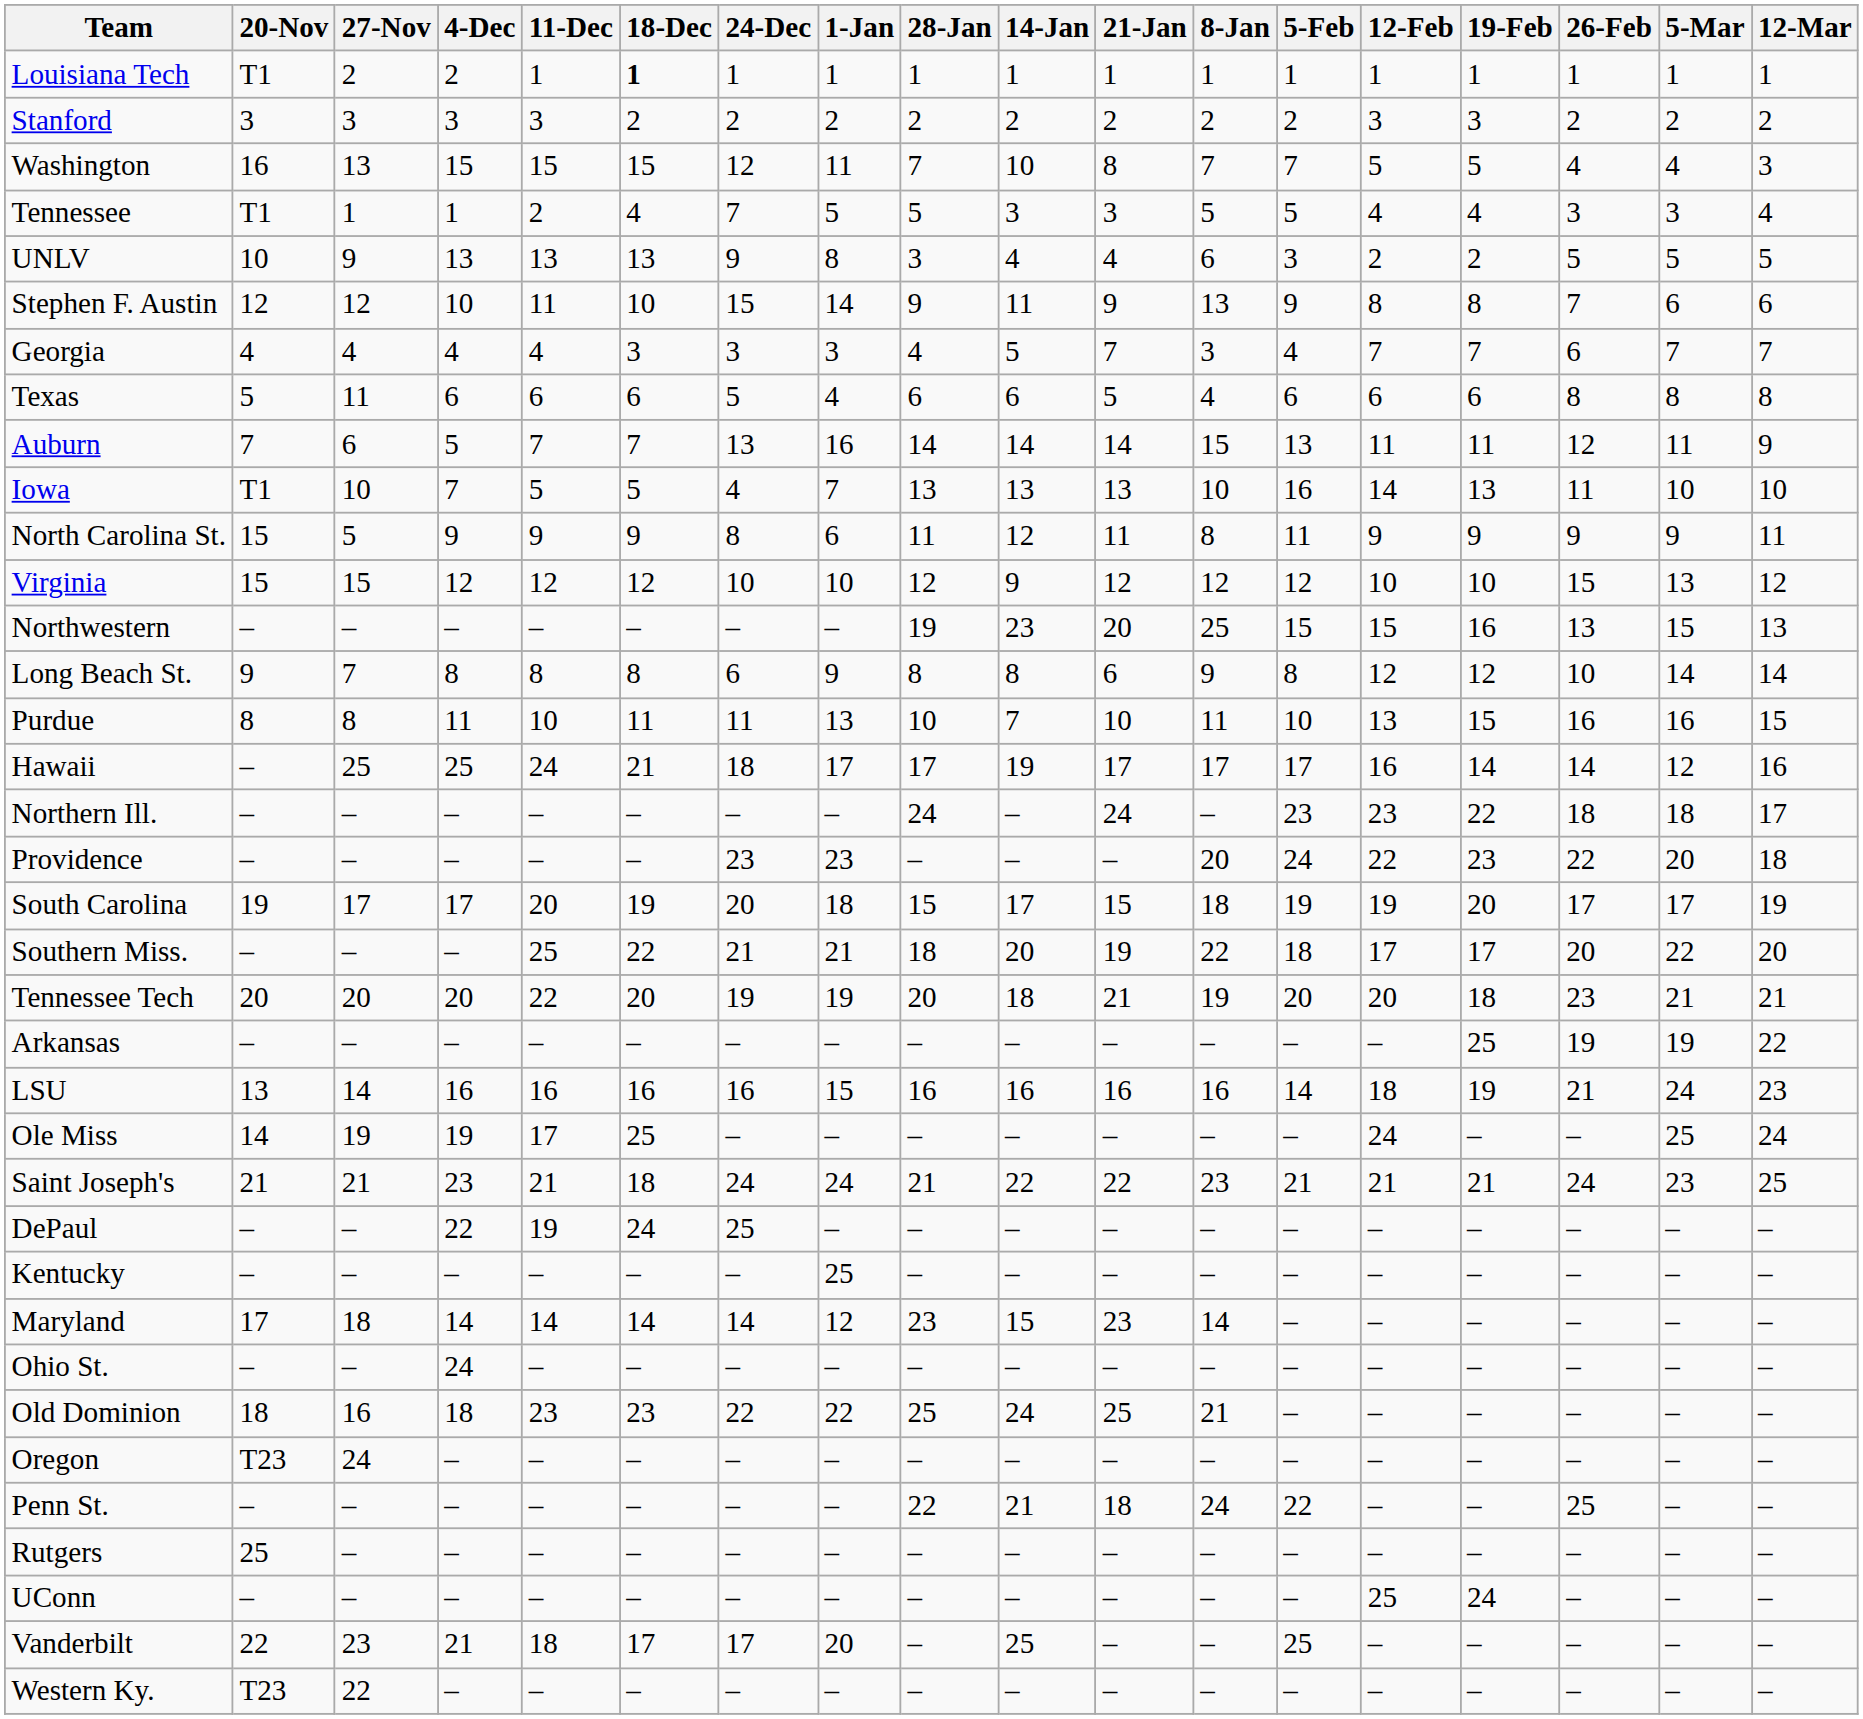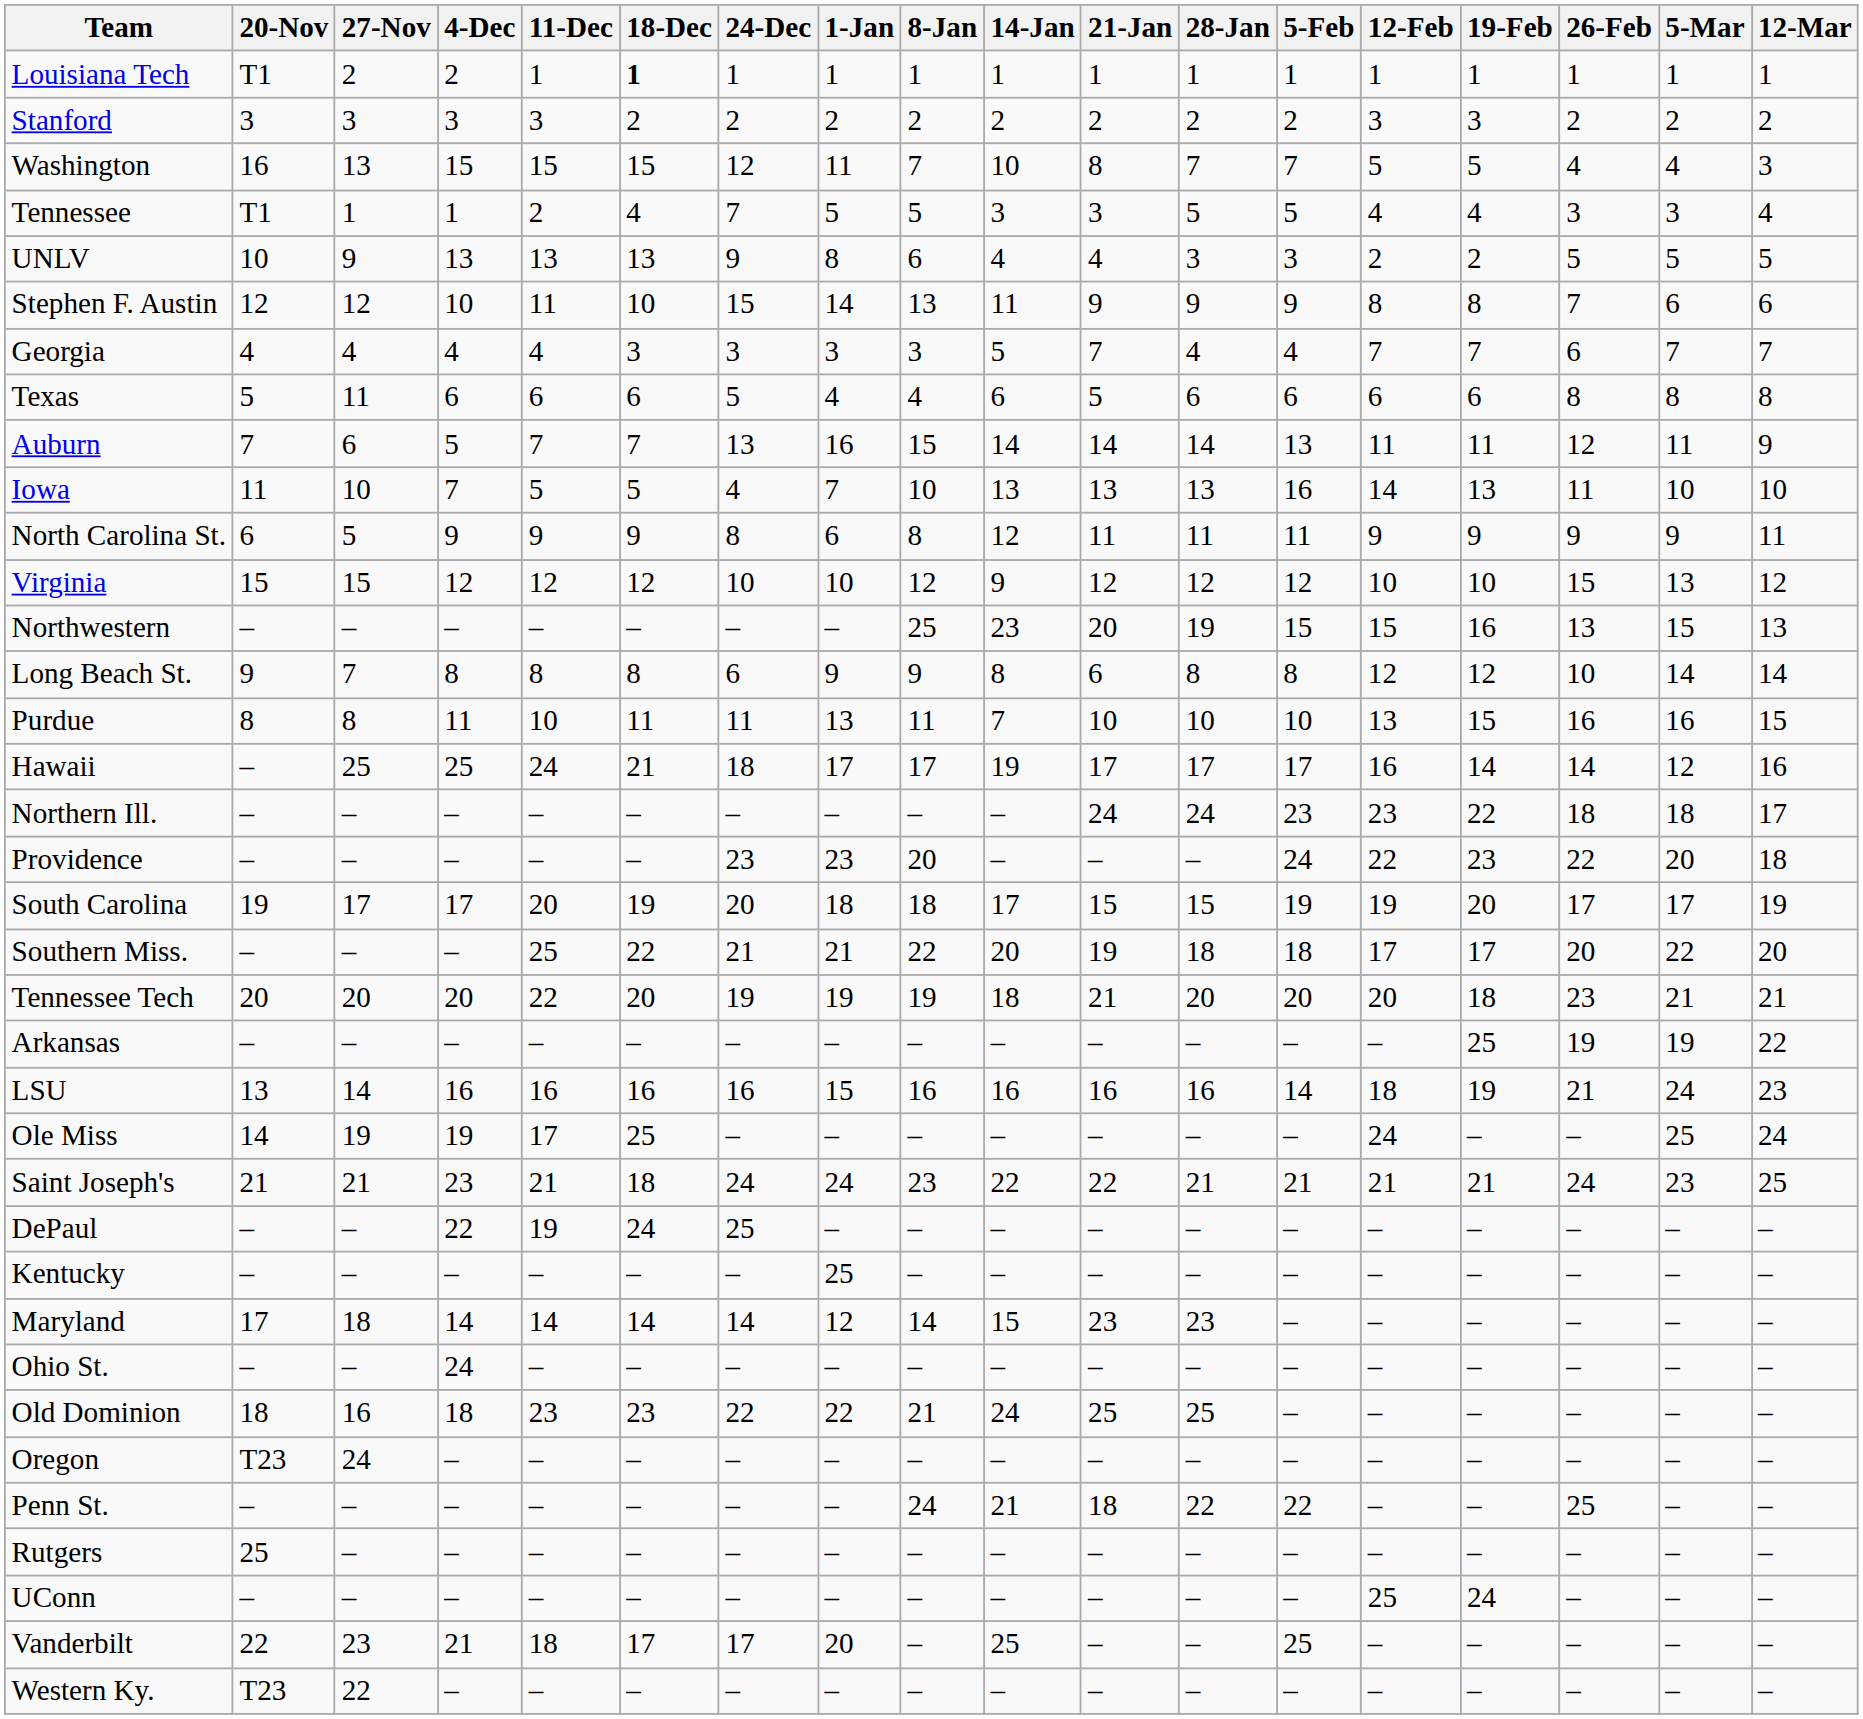columns swapped: (1235, 27) <-> (950, 27)
(256, 489) T1 -> (253, 489) 11
(254, 535) 15 -> (247, 535) 6
